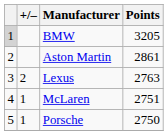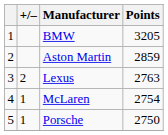(11, 36) lightgrey background -> (11, 36) no background
(147, 57) 2861 -> (147, 57) 2859
(147, 99) 2751 -> (147, 99) 2754
